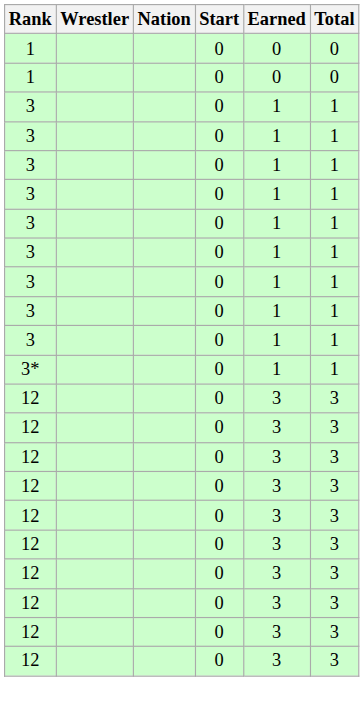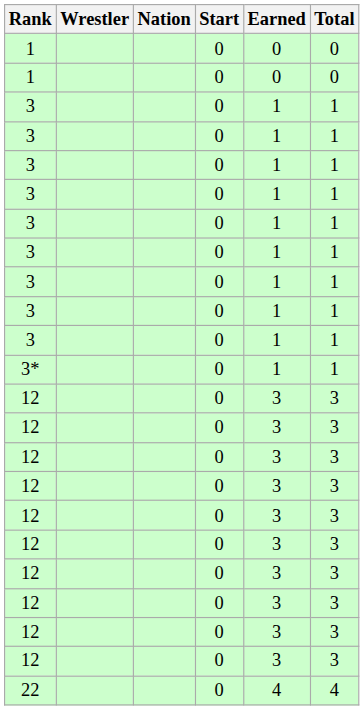+ row: (30, 690)
